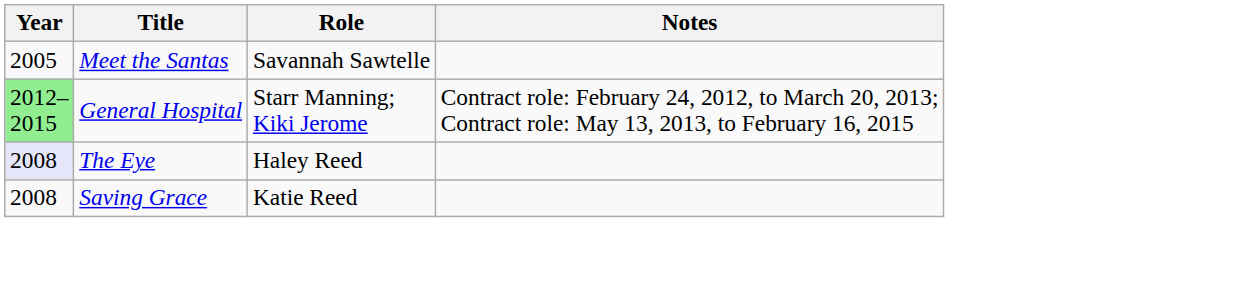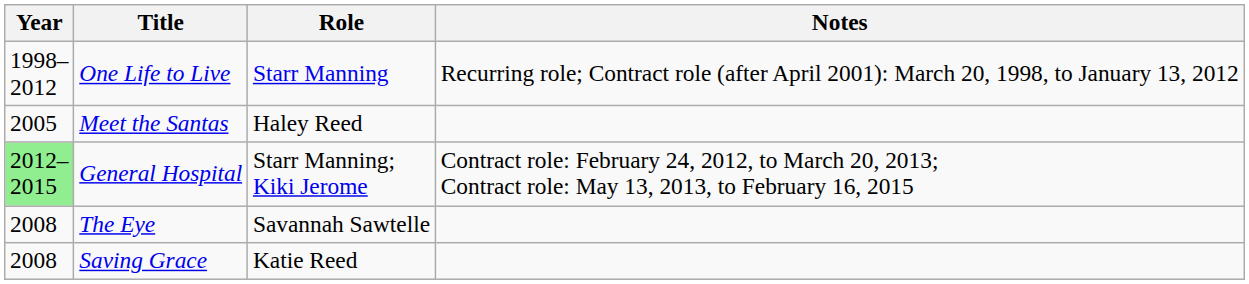+ row: (155, 73)
(341, 60) Savannah Sawtelle -> (308, 123) Haley Reed
(33, 160) lavender background -> (33, 223) no background
(308, 160) Haley Reed -> (341, 223) Savannah Sawtelle
